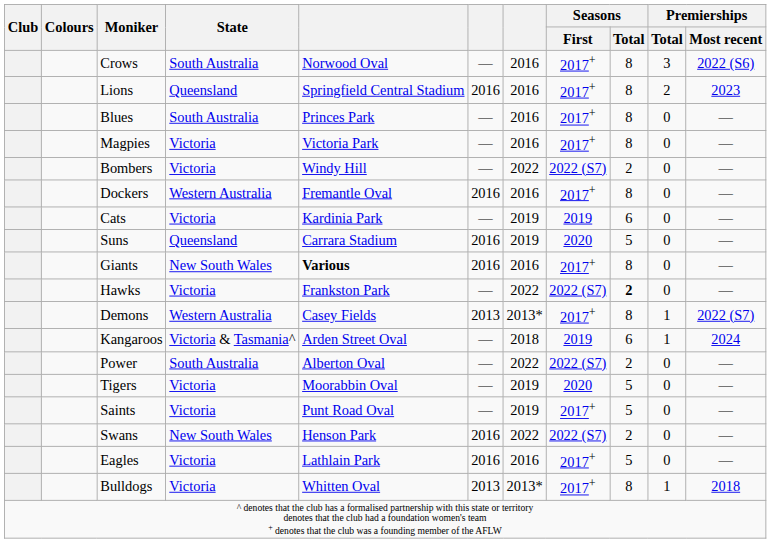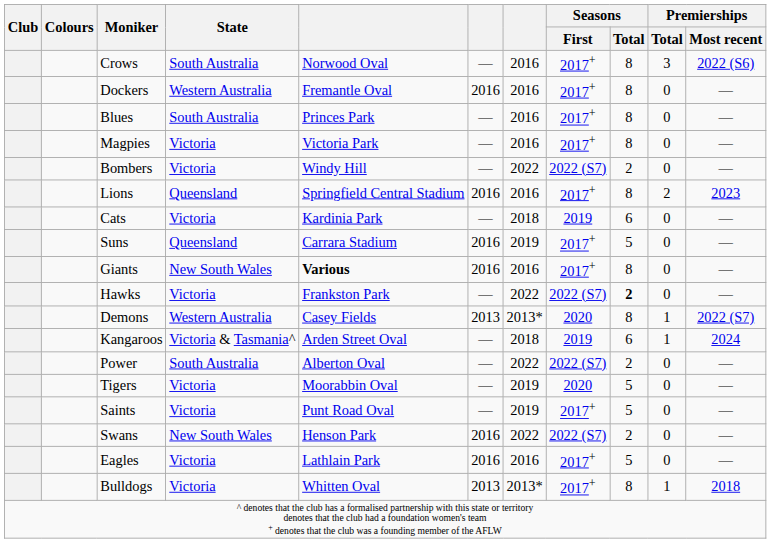rows swapped: (117, 90) <-> (124, 193)
(525, 218) 2019 -> (525, 218) 2018
(578, 240) 2020 -> (578, 242) 2017+
(578, 315) 2017+ -> (578, 317) 2020
